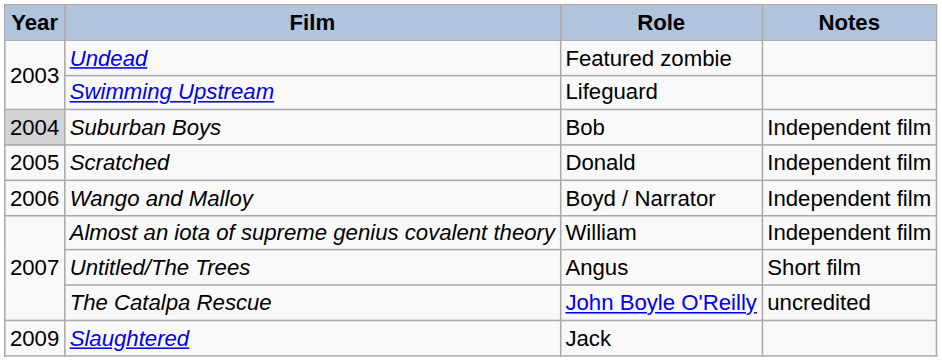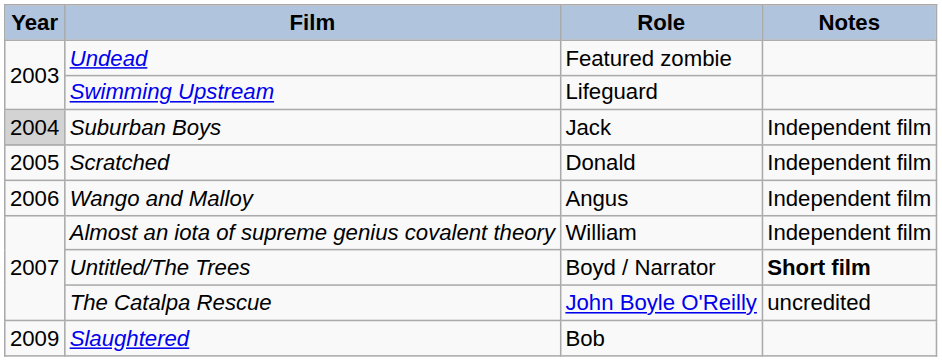(585, 128) Bob -> (588, 128) Jack
(641, 198) Boyd / Narrator -> (597, 198) Angus
(597, 268) Angus -> (641, 268) Boyd / Narrator
(814, 268) normal -> (819, 268) bold
(588, 338) Jack -> (585, 338) Bob
